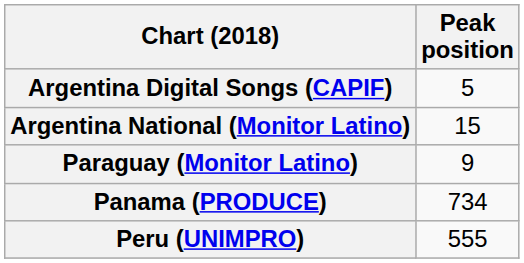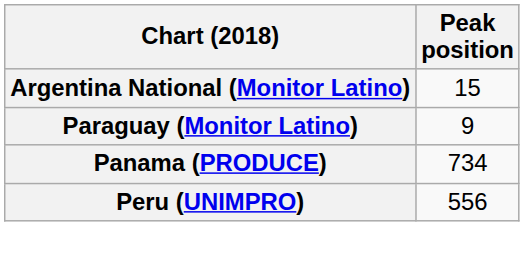- row: (210, 88)
(468, 239) 555 -> (468, 201) 556
